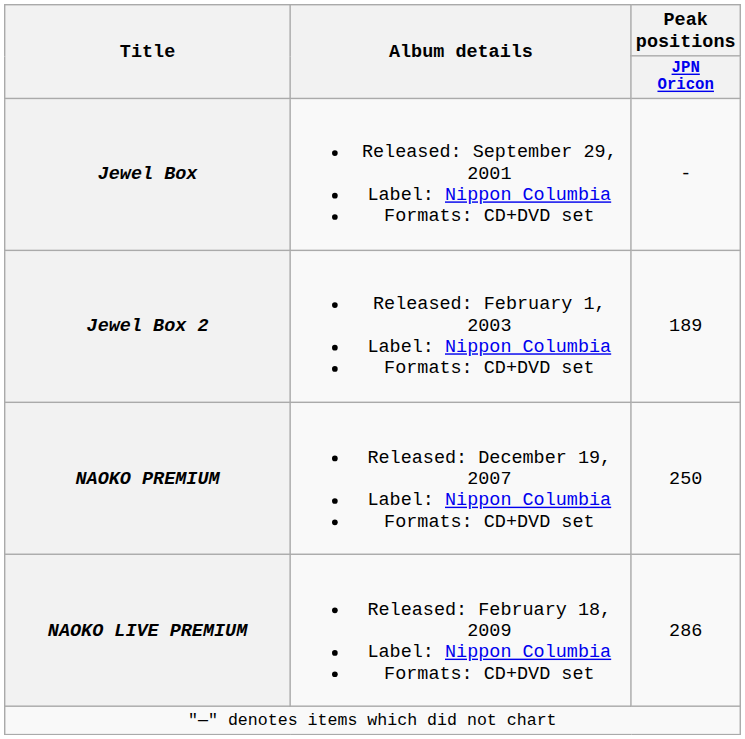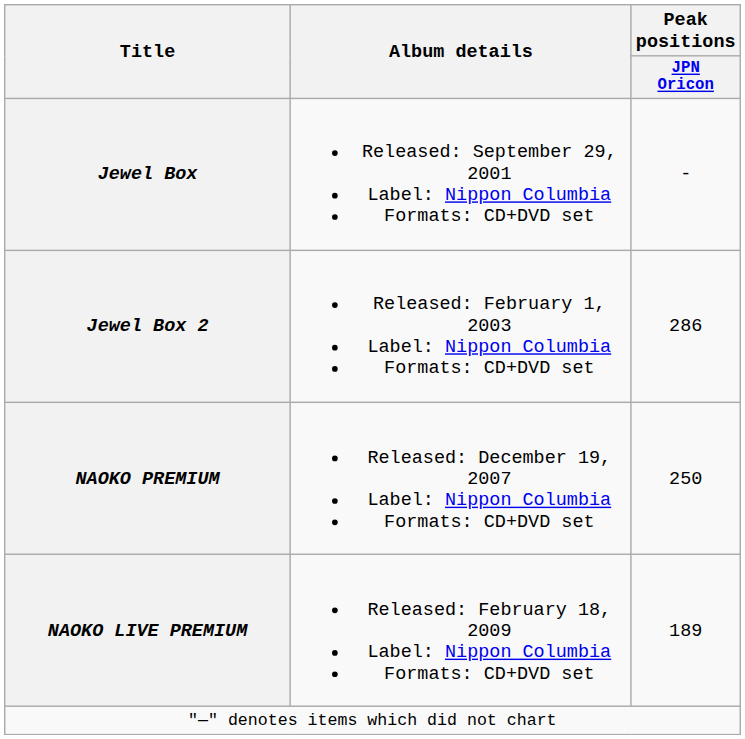(686, 326) 189 -> (686, 326) 286
(686, 631) 286 -> (686, 631) 189
